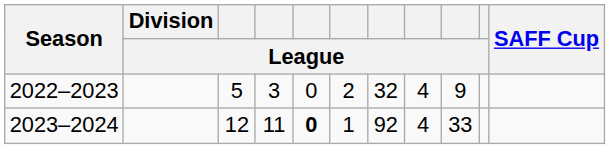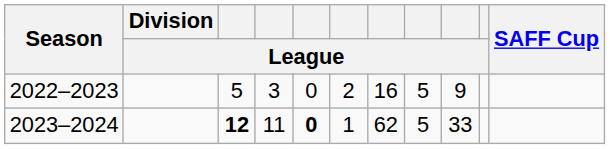(386, 90) 32 -> (386, 90) 16
(423, 90) 4 -> (423, 90) 5
(237, 125) normal -> (237, 125) bold
(386, 125) 92 -> (386, 125) 62
(423, 125) 4 -> (423, 125) 5
